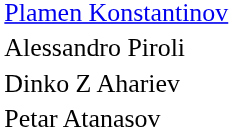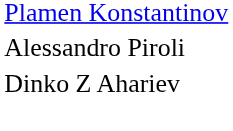- row: (82, 119)
